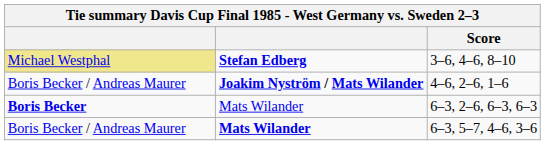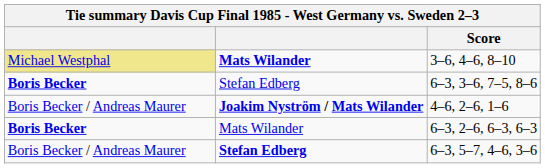(263, 60) Stefan Edberg -> (265, 60) Mats Wilander
+ row: (484, 83)
(265, 128) Mats Wilander -> (263, 151) Stefan Edberg
